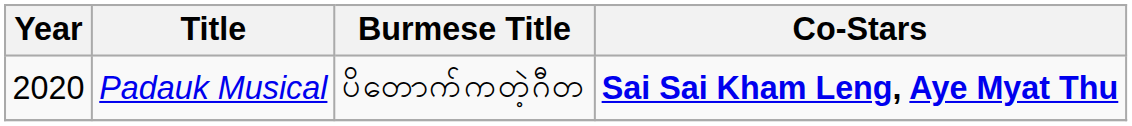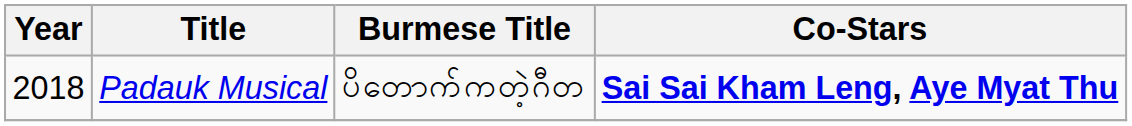(48, 87) 2020 -> (48, 87) 2018
